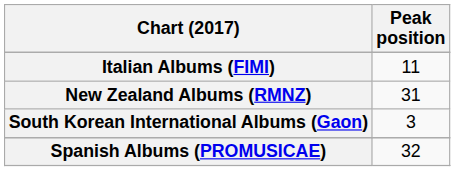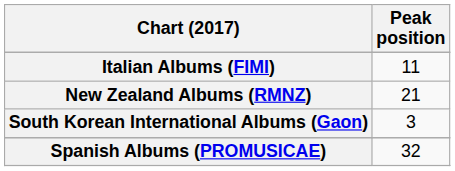(411, 94) 31 -> (411, 94) 21
